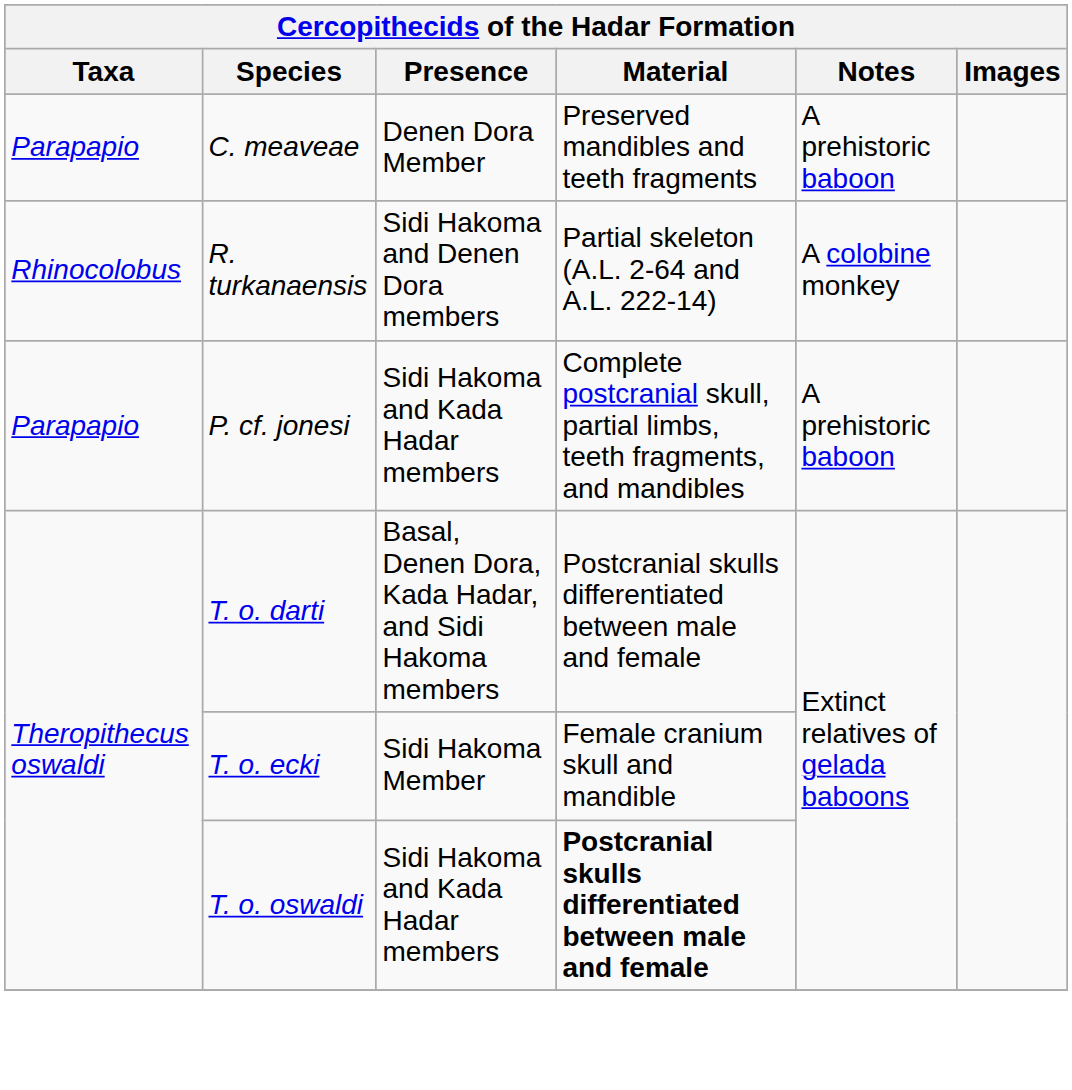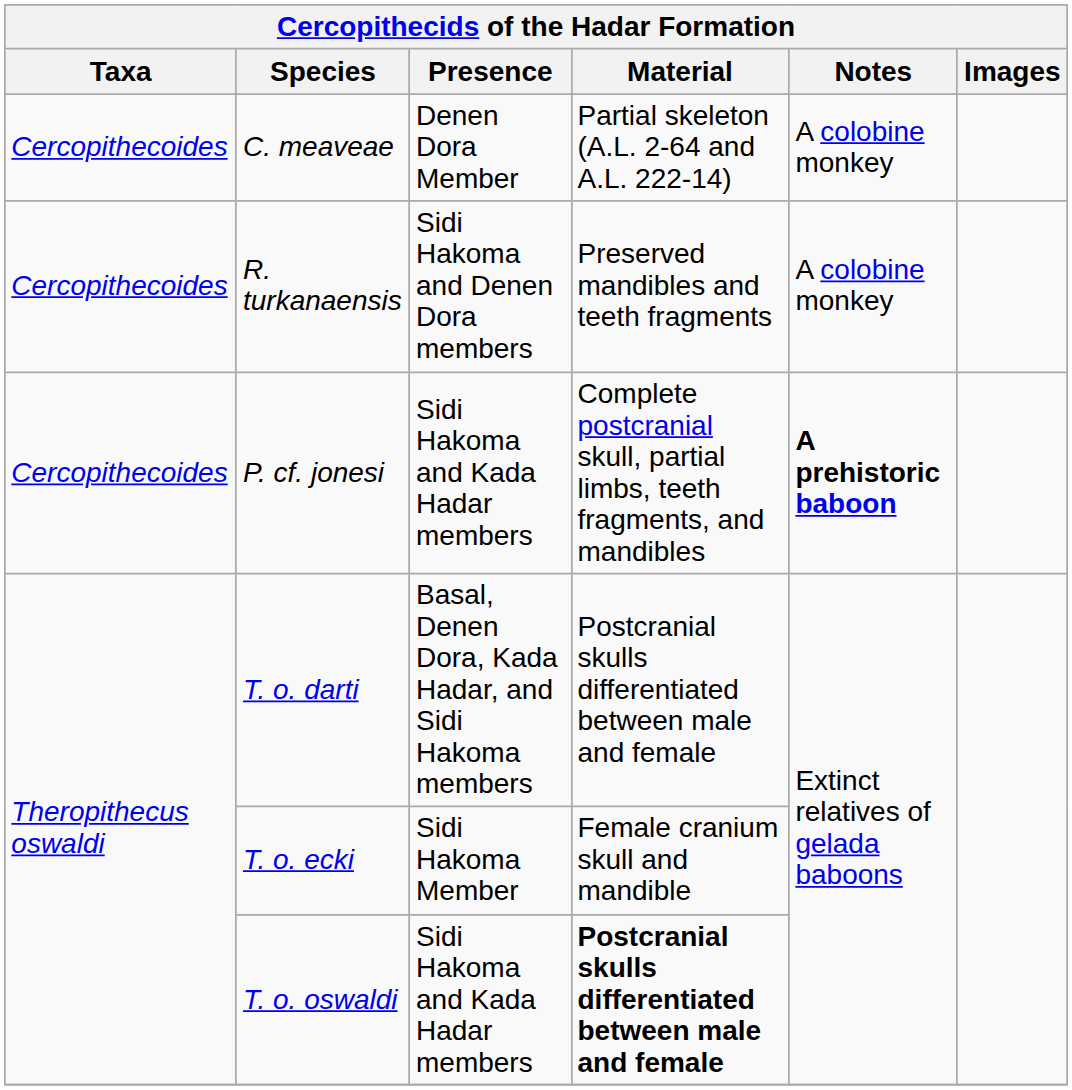(75, 147) Parapapio -> (120, 147) Cercopithecoides
(660, 147) Preserved mandibles and teeth fragments -> (673, 147) Partial skeleton (A.L. 2-64 and A.L. 222-14)
(866, 147) A prehistoric baboon -> (860, 147) A colobine monkey
(96, 270) Rhinocolobus -> (120, 285) Cercopithecoides
(658, 270) Partial skeleton (A.L. 2-64 and A.L. 222-14) -> (675, 285) Preserved mandibles and teeth fragments
(75, 424) Parapapio -> (120, 472) Cercopithecoides
(866, 424) normal -> (868, 472) bold
